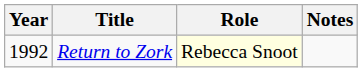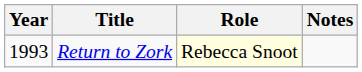(29, 50) 1992 -> (29, 50) 1993
